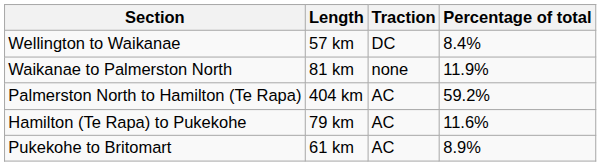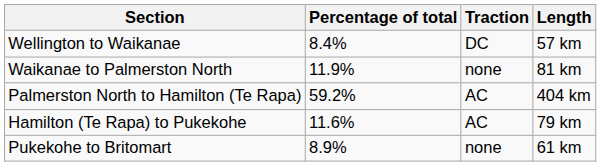columns swapped: (336, 17) <-> (517, 17)
(383, 148) AC -> (483, 148) none
